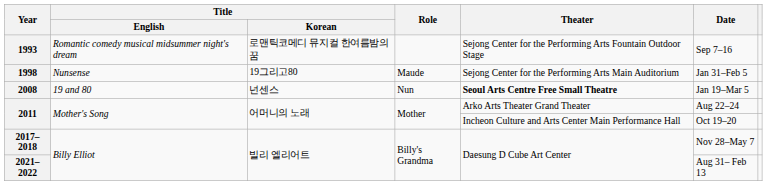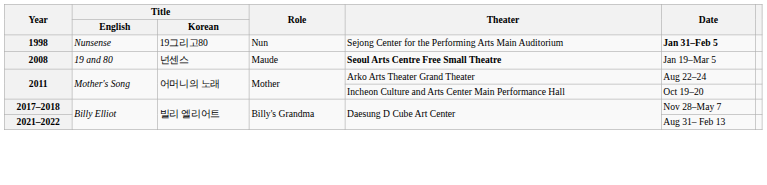- row: (27, 49)
(411, 73) Maude -> (260, 43) Nun
(722, 73) normal -> (690, 43) bold
(406, 90) Nun -> (265, 60) Maude
